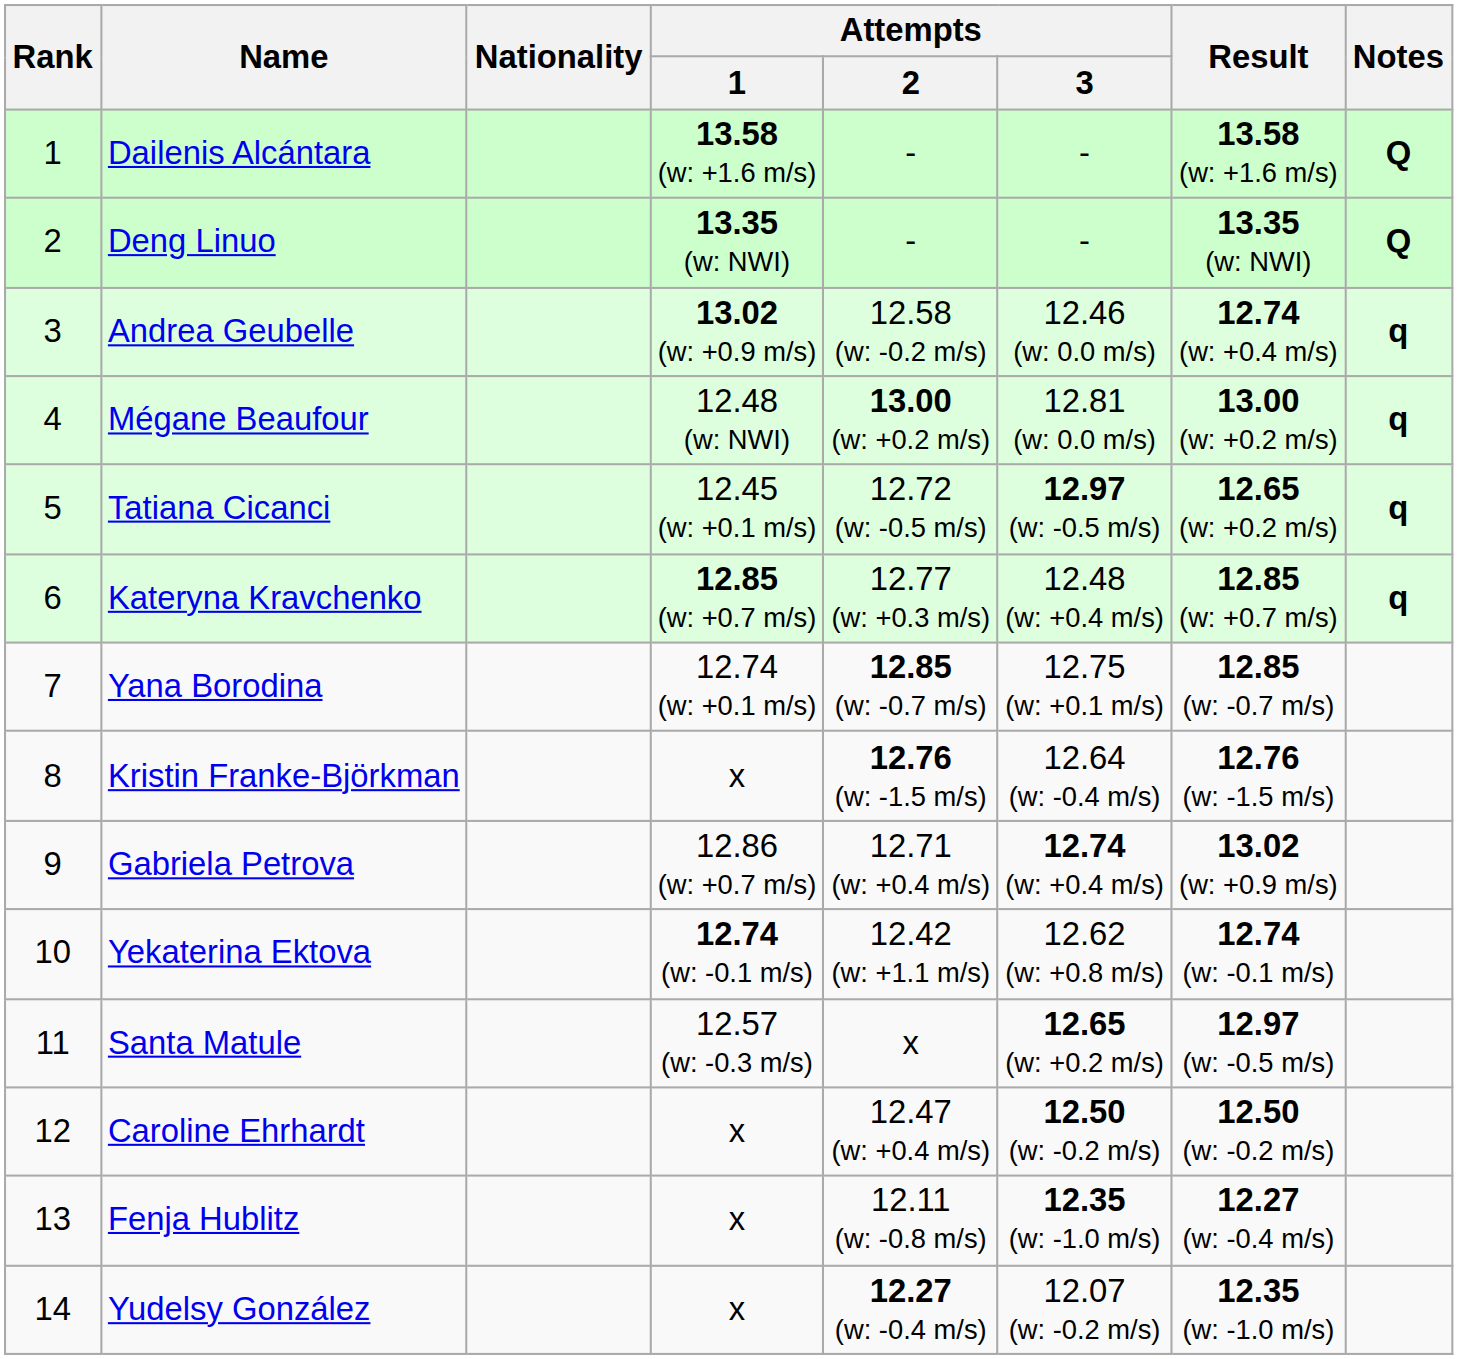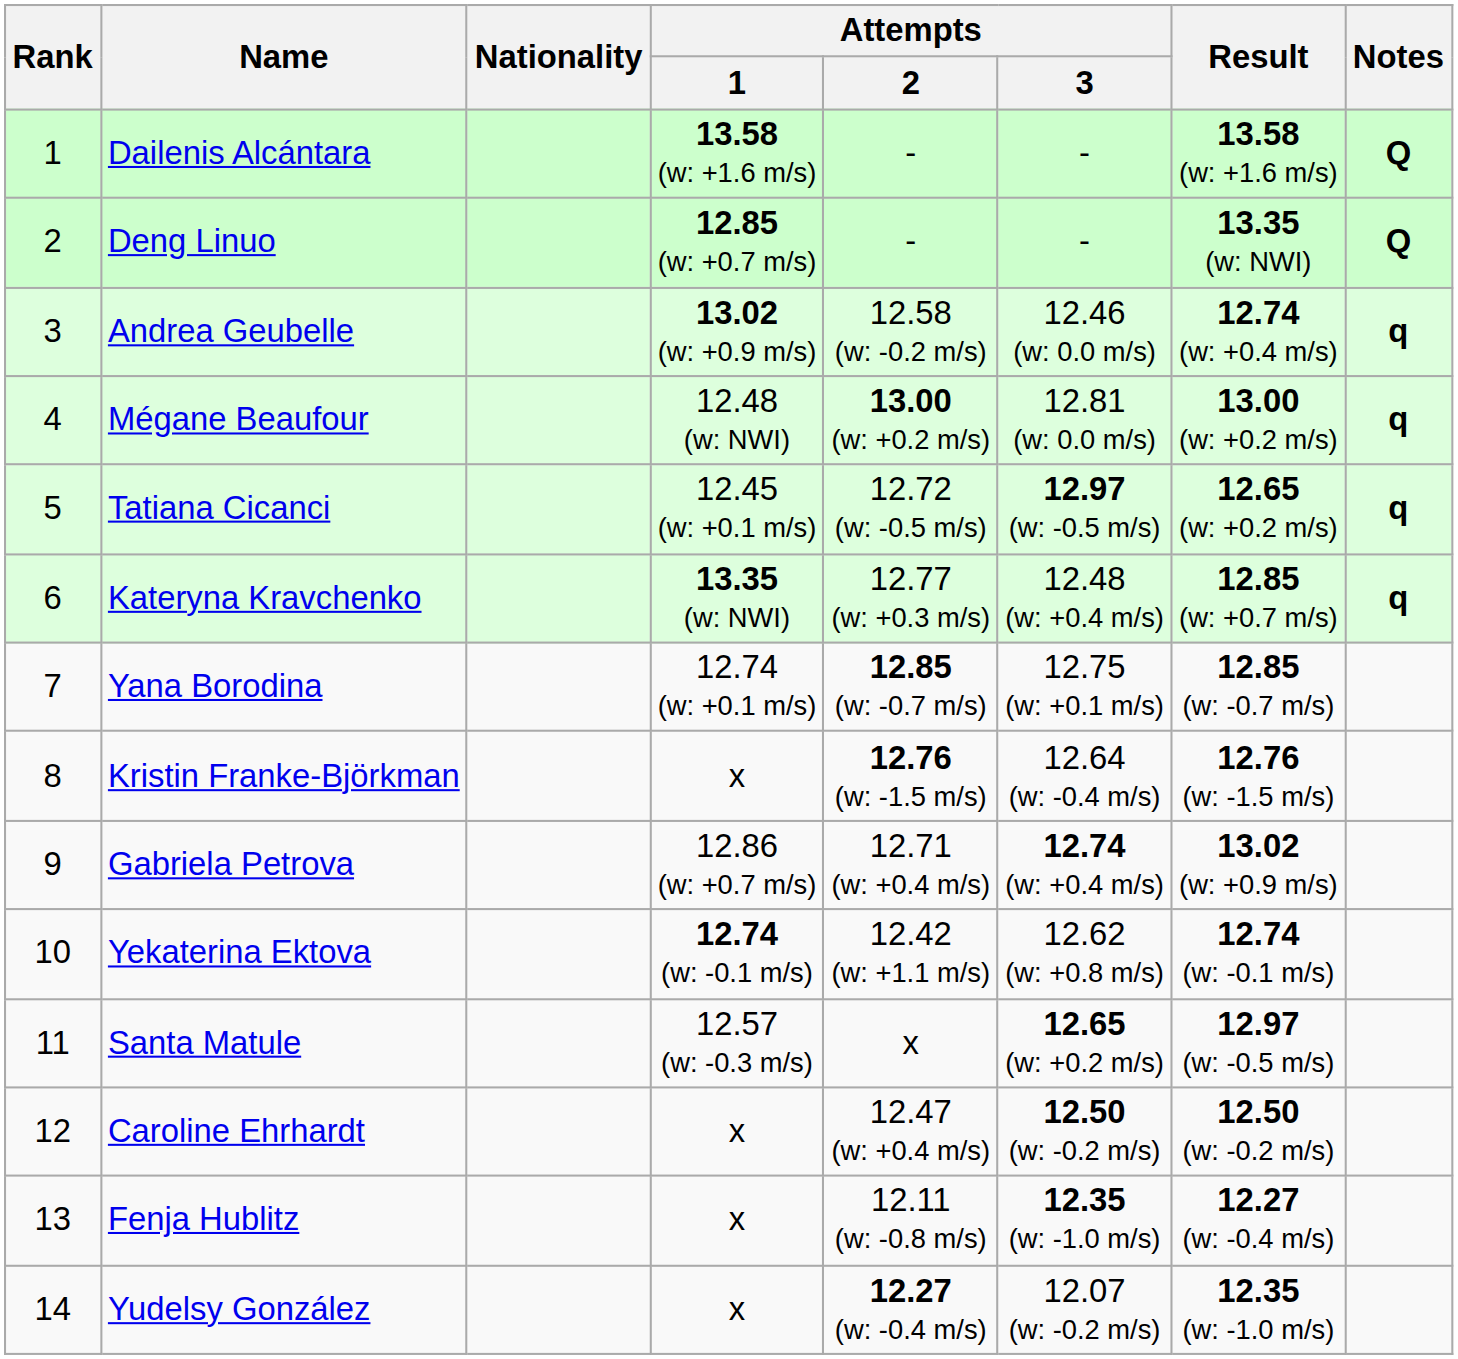(737, 241) 13.35 (w: NWI) -> (737, 241) 12.85 (w: +0.7 m/s)
(737, 597) 12.85 (w: +0.7 m/s) -> (737, 597) 13.35 (w: NWI)
